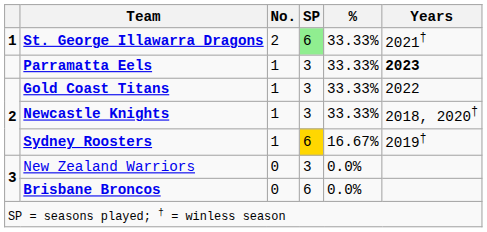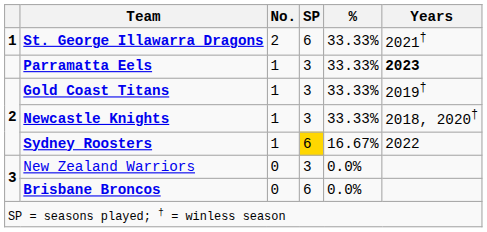(307, 41) lightgreen background -> (307, 41) no background
(402, 90) 2022 -> (406, 92) 2019†
(406, 142) 2019† -> (402, 144) 2022
